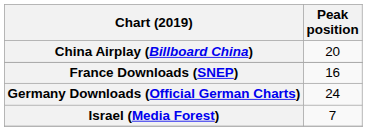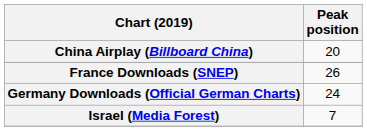(333, 72) 16 -> (333, 72) 26
